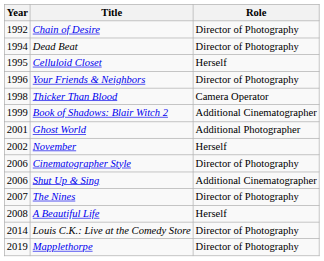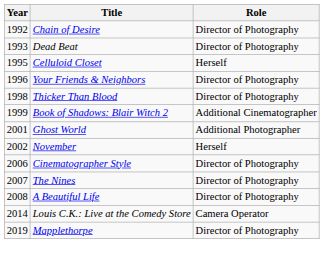(17, 46) 1994 -> (17, 46) 1993
(232, 96) Camera Operator -> (247, 96) Director of Photography
- row: (66, 180)
(211, 213) Herself -> (247, 197) Director of Photography
(247, 230) Director of Photography -> (232, 213) Camera Operator
